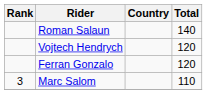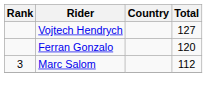- row: (74, 30)
(187, 47) 120 -> (187, 30) 127
(187, 81) 110 -> (187, 64) 112
